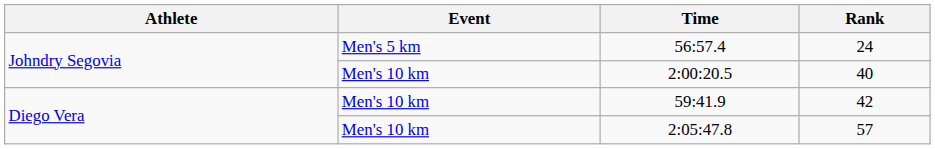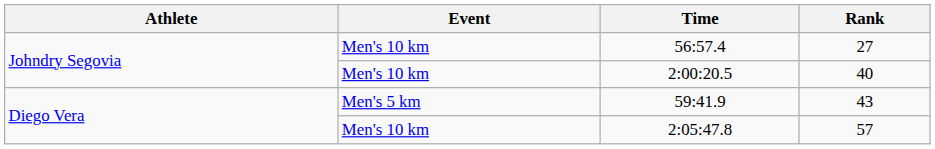(381, 46) Men's 5 km -> (385, 46) Men's 10 km
(865, 46) 24 -> (865, 46) 27
(385, 102) Men's 10 km -> (381, 102) Men's 5 km
(865, 102) 42 -> (865, 102) 43
